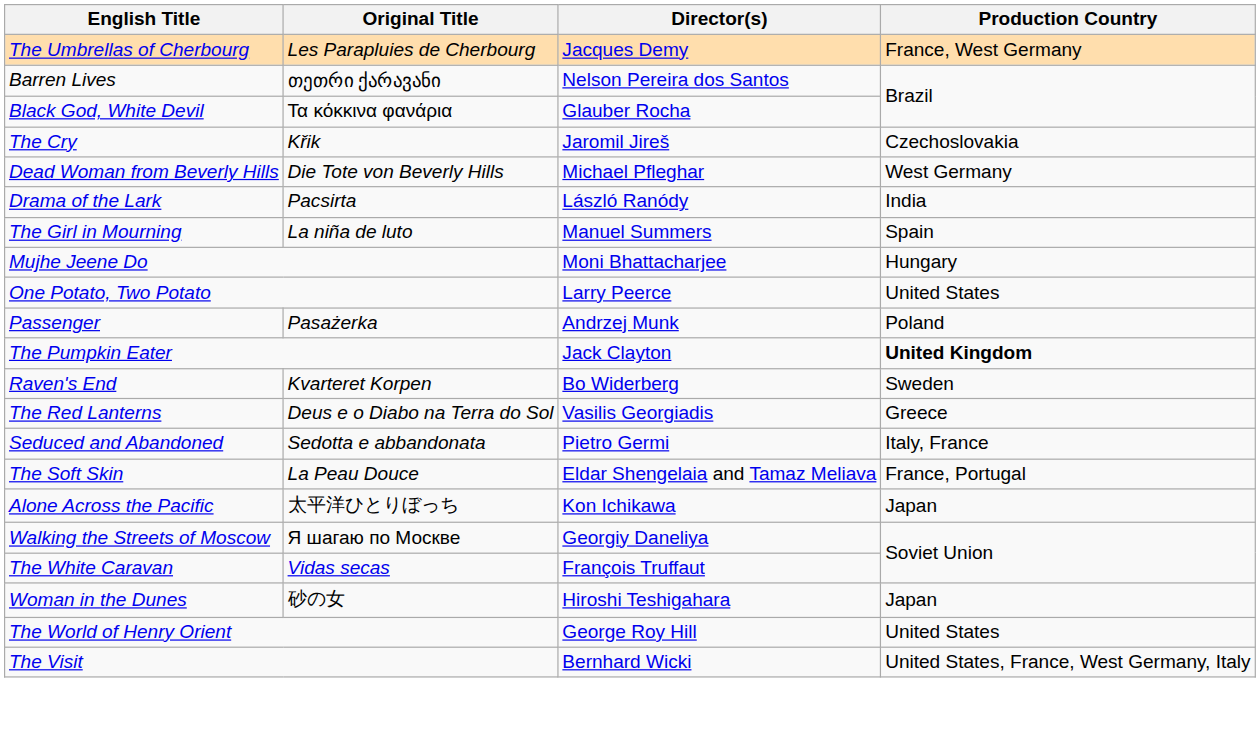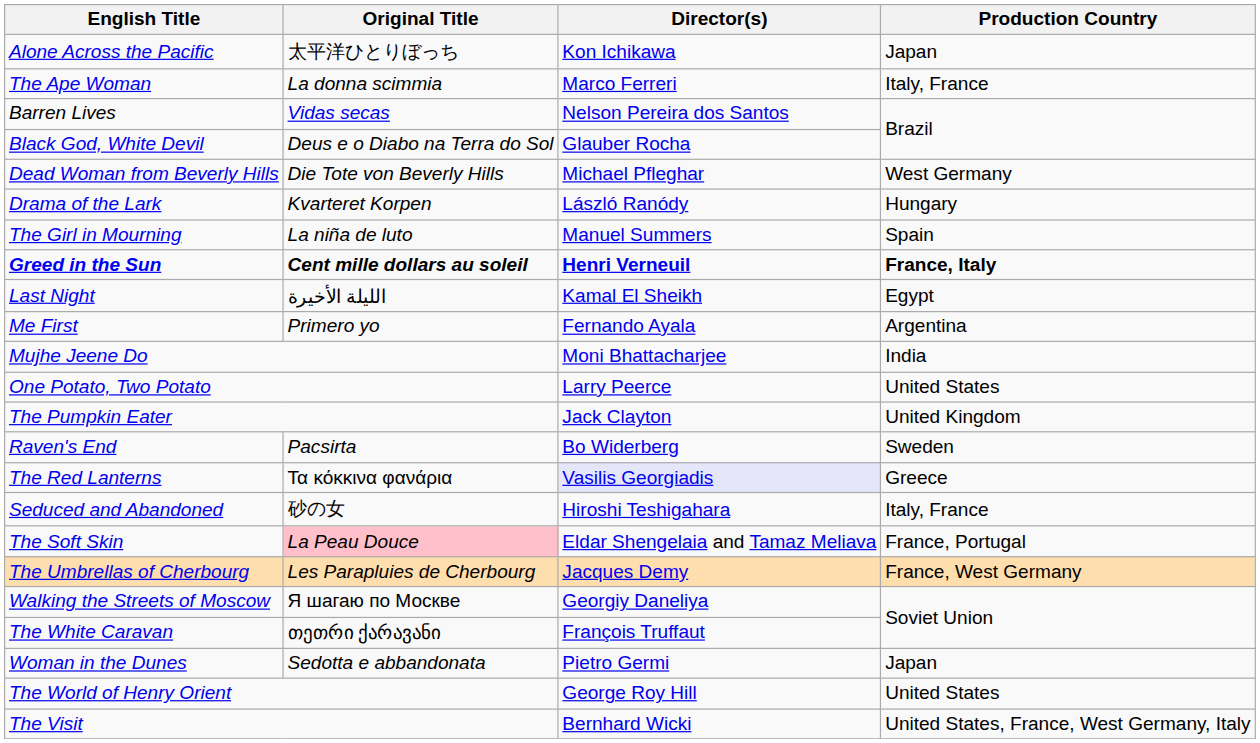rows swapped: (111, 505) <-> (129, 49)
+ row: (80, 83)
(364, 81) თეთრი ქარავანი -> (339, 113) Vidas secas
(370, 111) Τα κόκκινα φανάρια -> (421, 143) Deus e o Diabo na Terra do Sol
- row: (43, 141)
(322, 201) Pacsirta -> (360, 204) Kvarteret Korpen
(906, 201) India -> (921, 204) Hungary
+ row: (85, 264)
+ row: (52, 295)
+ row: (43, 326)
(921, 262) Hungary -> (906, 356) India
- row: (55, 322)
(959, 352) bold -> (953, 416) normal
(360, 383) Kvarteret Korpen -> (322, 447) Pacsirta
(421, 413) Deus e o Diabo na Terra do Sol -> (370, 477) Τα κόκκινα φανάρια
(638, 413) no background -> (638, 477) lavender background
(387, 443) Sedotta e abbandonata -> (316, 508) 砂の女
(616, 443) Pietro Germi -> (646, 509) Hiroshi Teshigahara
(353, 473) no background -> (353, 541) pink background
(339, 567) Vidas secas -> (364, 633) თეთრი ქარავანი
(316, 599) 砂の女 -> (387, 663) Sedotta e abbandonata
(646, 599) Hiroshi Teshigahara -> (616, 663) Pietro Germi
